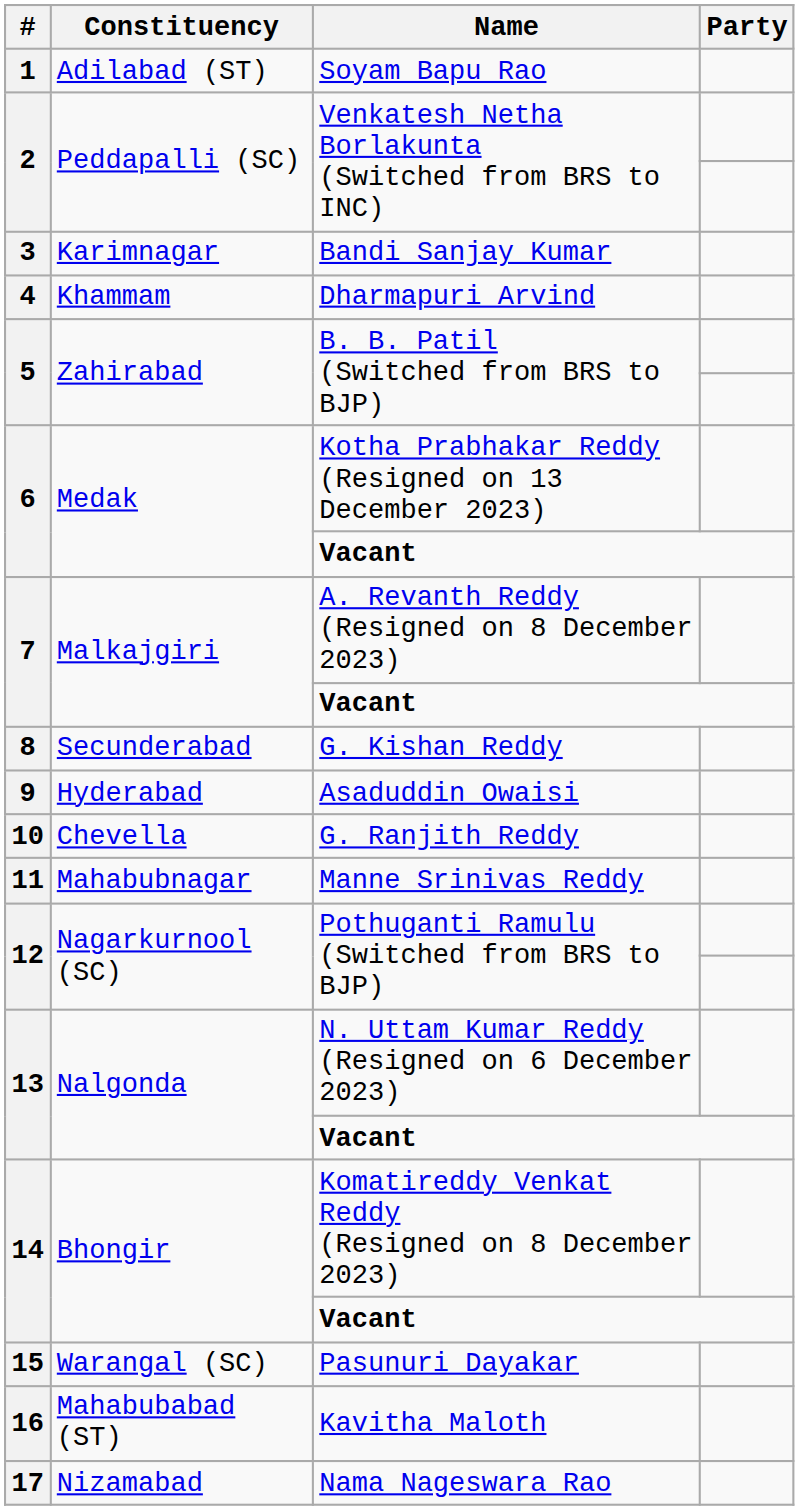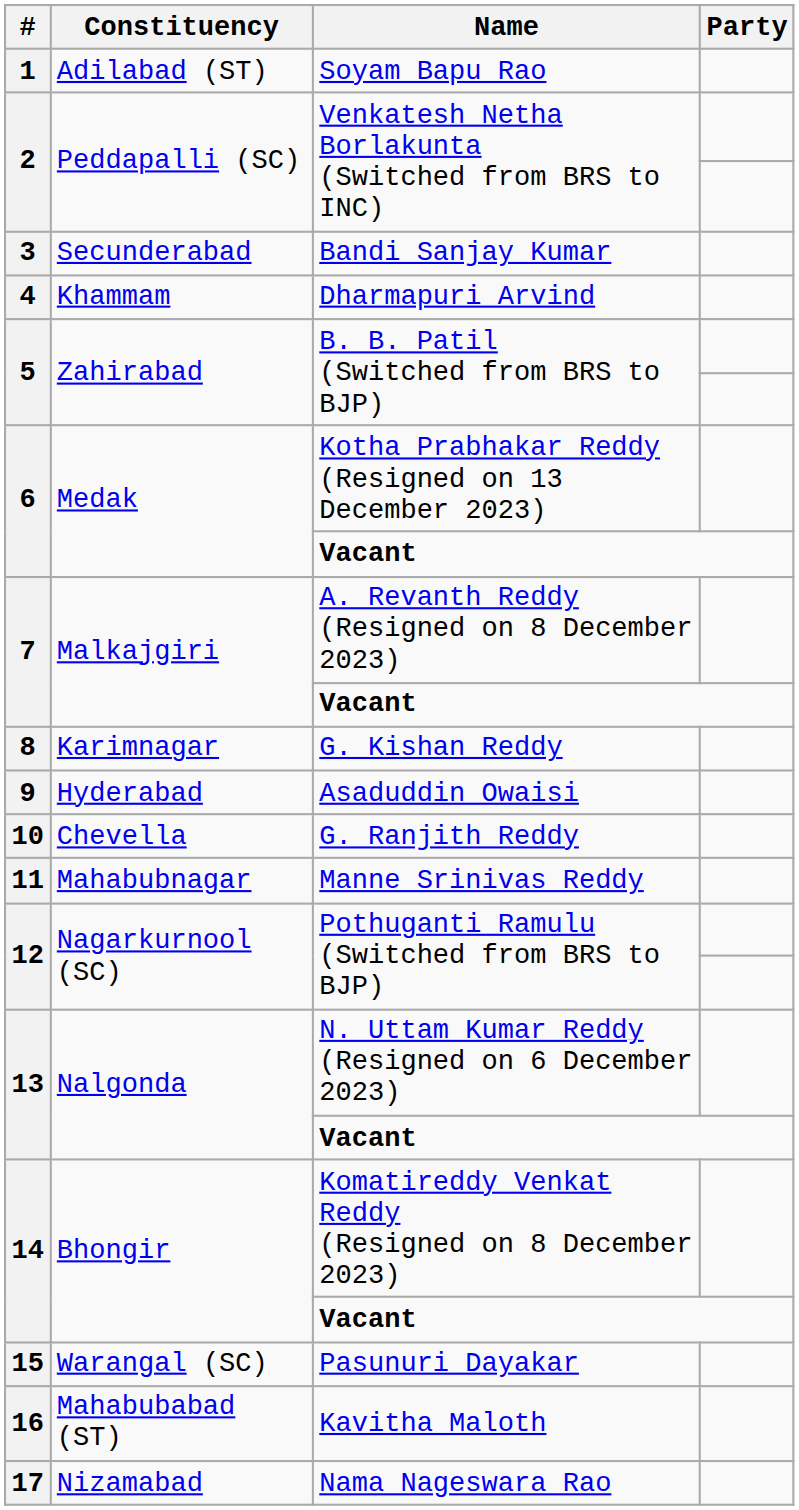(138, 253) Karimnagar -> (154, 253) Secunderabad
(154, 749) Secunderabad -> (138, 749) Karimnagar
